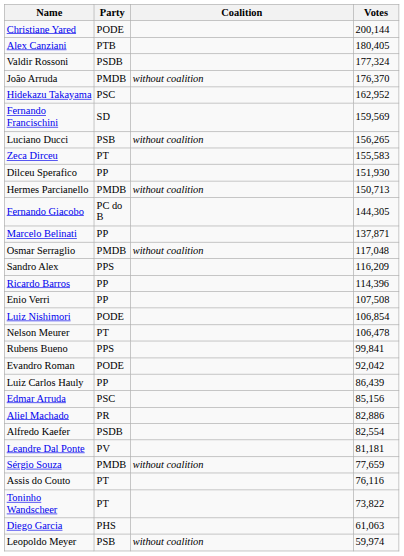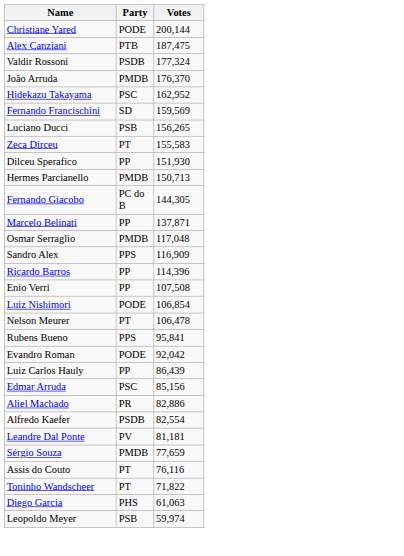- column: (242, 12)
(373, 45) 180,405 -> (173, 45) 187,475
(372, 267) 116,209 -> (173, 255) 116,909
(370, 349) 99,841 -> (170, 337) 95,841
(370, 503) 73,822 -> (170, 486) 71,822
